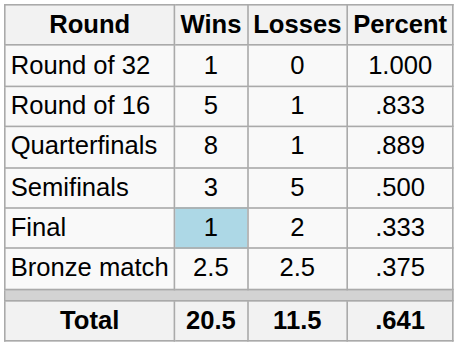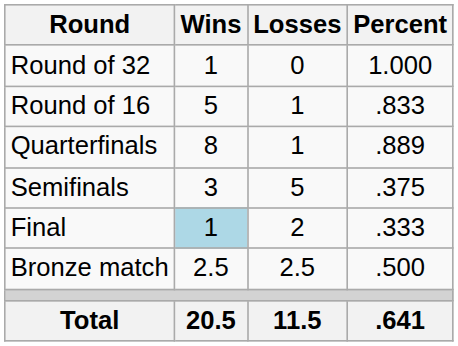(400, 187) .500 -> (400, 187) .375
(400, 268) .375 -> (400, 268) .500
